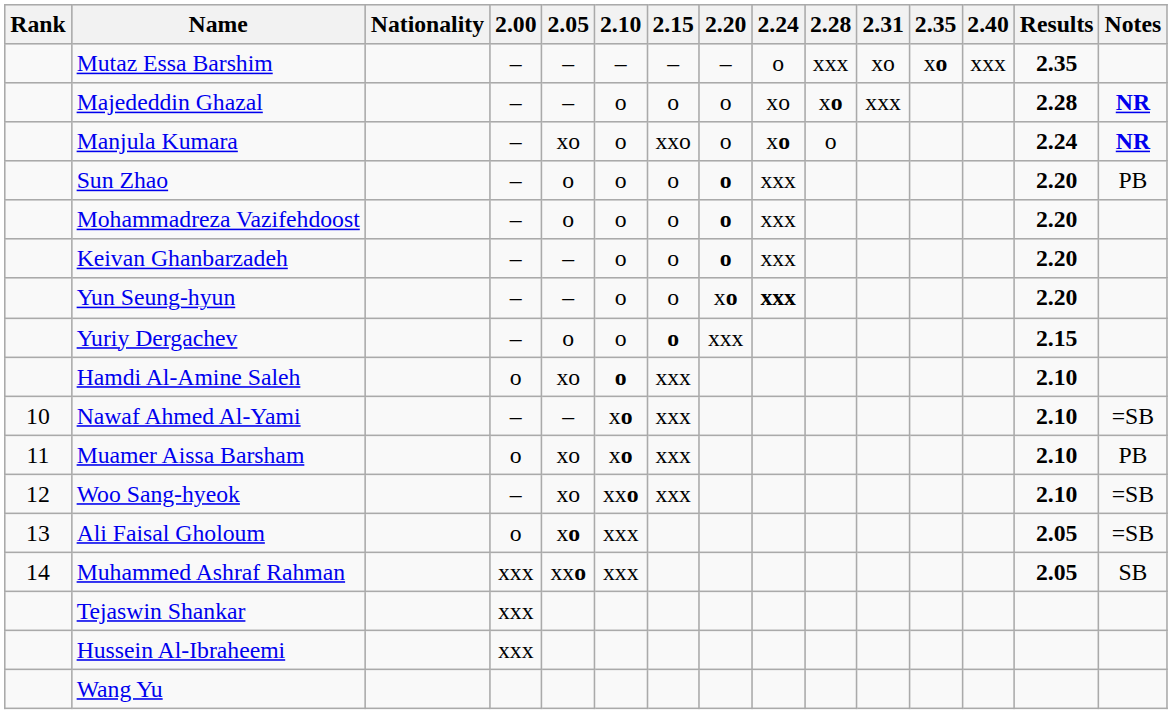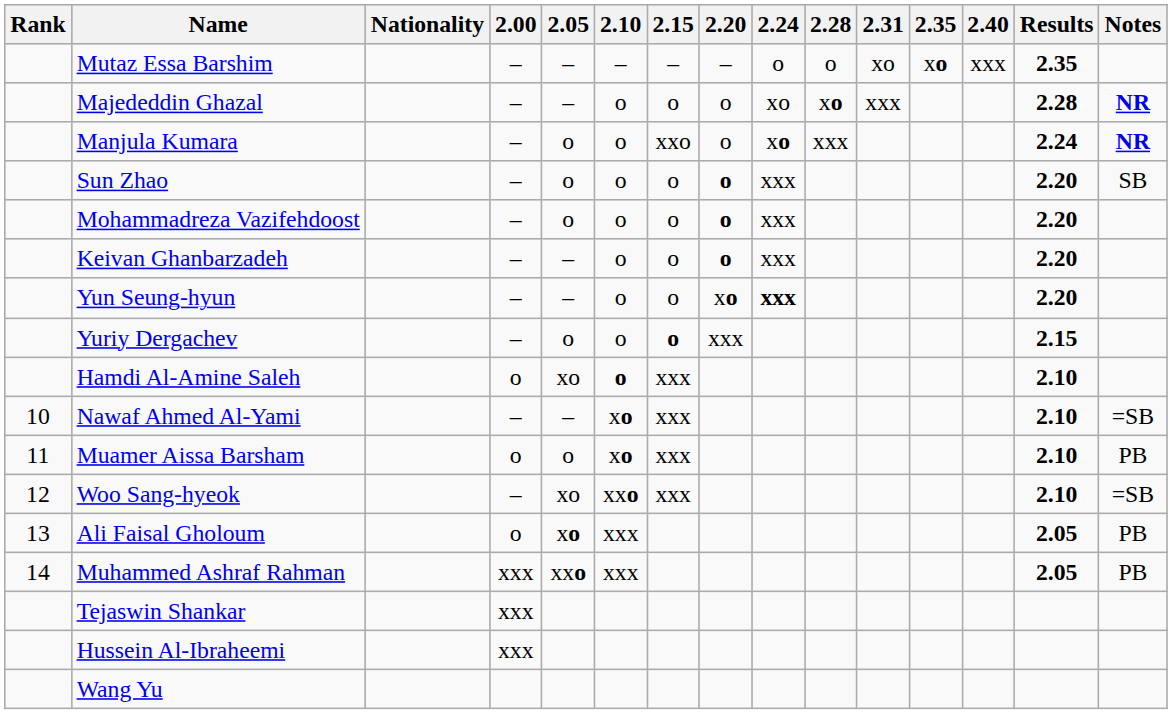(831, 63) xxx -> (831, 63) o
(568, 141) xo -> (568, 141) o
(831, 141) o -> (831, 141) xxx
(1133, 180) PB -> (1133, 180) SB
(568, 454) xo -> (568, 454) o
(1133, 532) =SB -> (1133, 532) PB
(1133, 571) SB -> (1133, 571) PB
